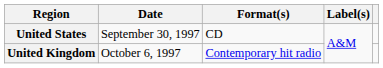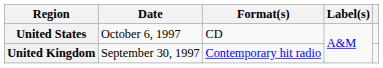(150, 33) September 30, 1997 -> (141, 33) October 6, 1997
(141, 53) October 6, 1997 -> (150, 53) September 30, 1997
